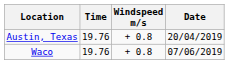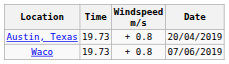(96, 37) 19.76 -> (96, 37) 19.73
(96, 52) 19.76 -> (96, 52) 19.73
